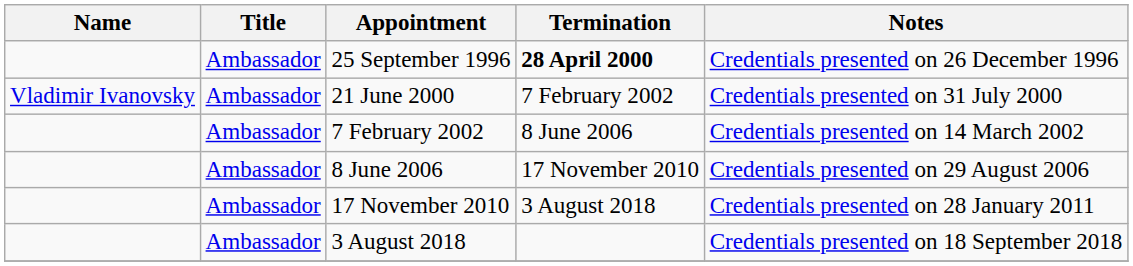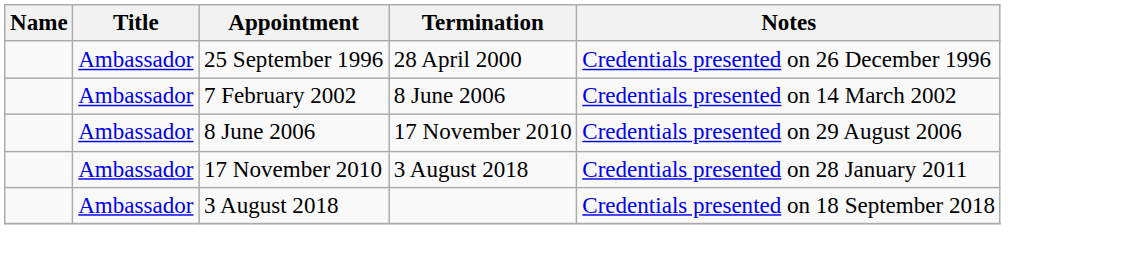(587, 59) bold -> (458, 59) normal
- row: (393, 95)
